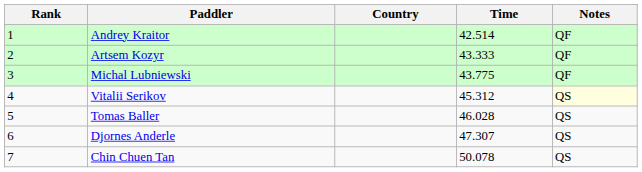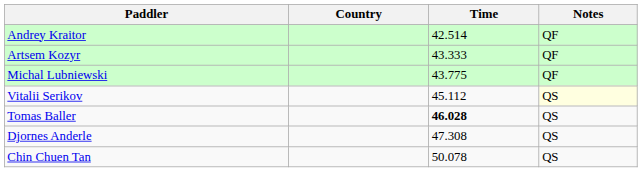- column: (46, 14)
(477, 95) 45.312 -> (449, 95) 45.112
(477, 116) normal -> (449, 116) bold
(477, 136) 47.307 -> (449, 136) 47.308
